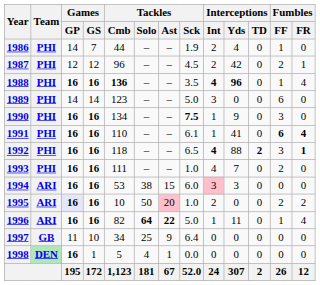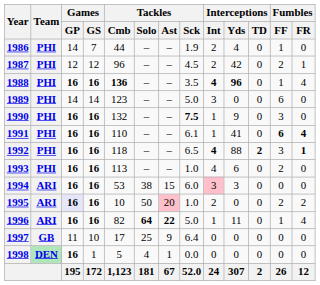(119, 116) 134 -> (119, 116) 132
(119, 168) 111 -> (119, 168) 113
(236, 168) 7 -> (236, 168) 6
(119, 237) 34 -> (119, 237) 17
